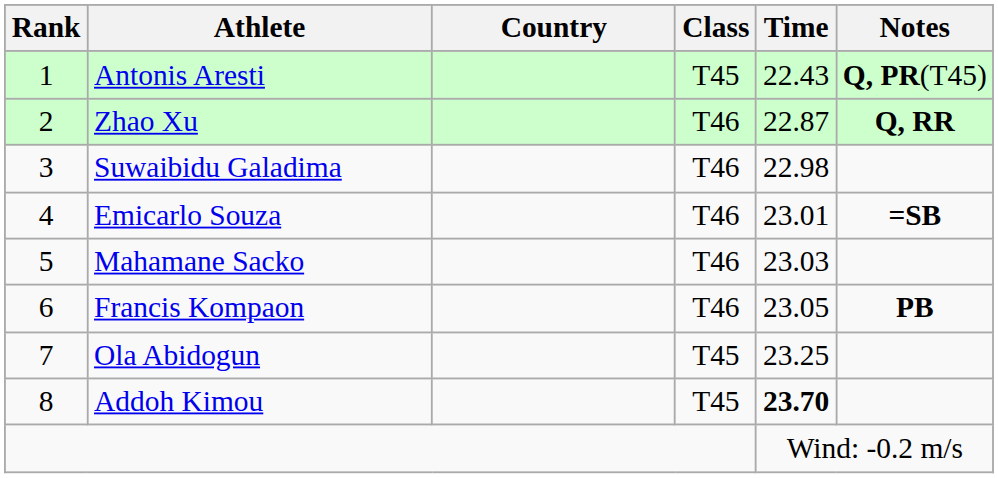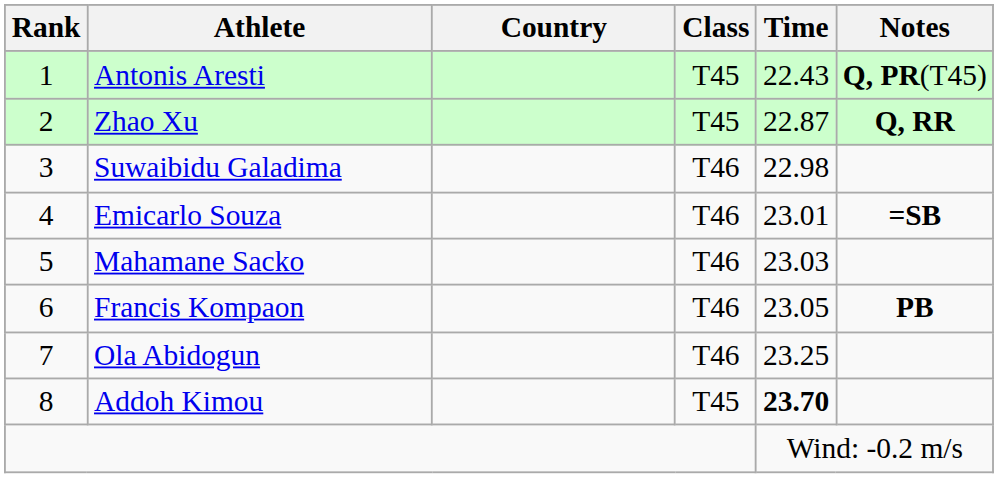(716, 121) T46 -> (716, 121) T45
(716, 354) T45 -> (716, 354) T46
